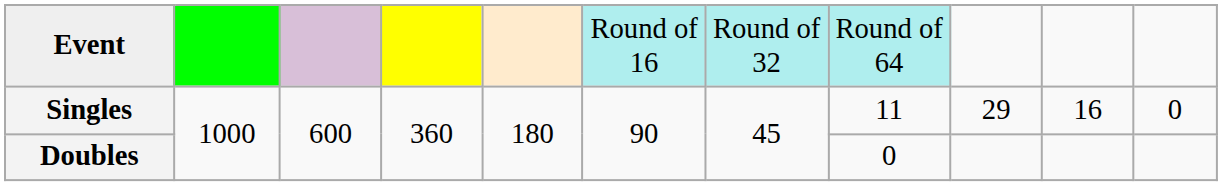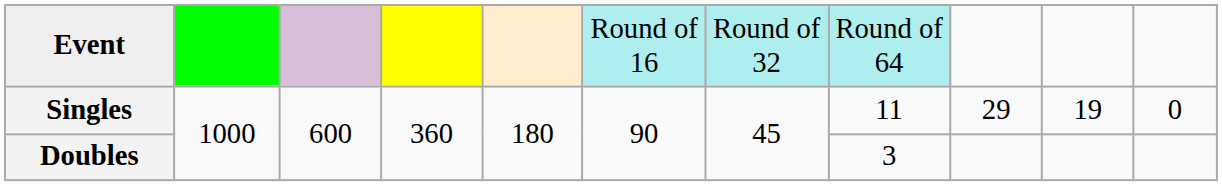(1088, 109) 16 -> (1088, 109) 19
(889, 156) 0 -> (889, 156) 3
